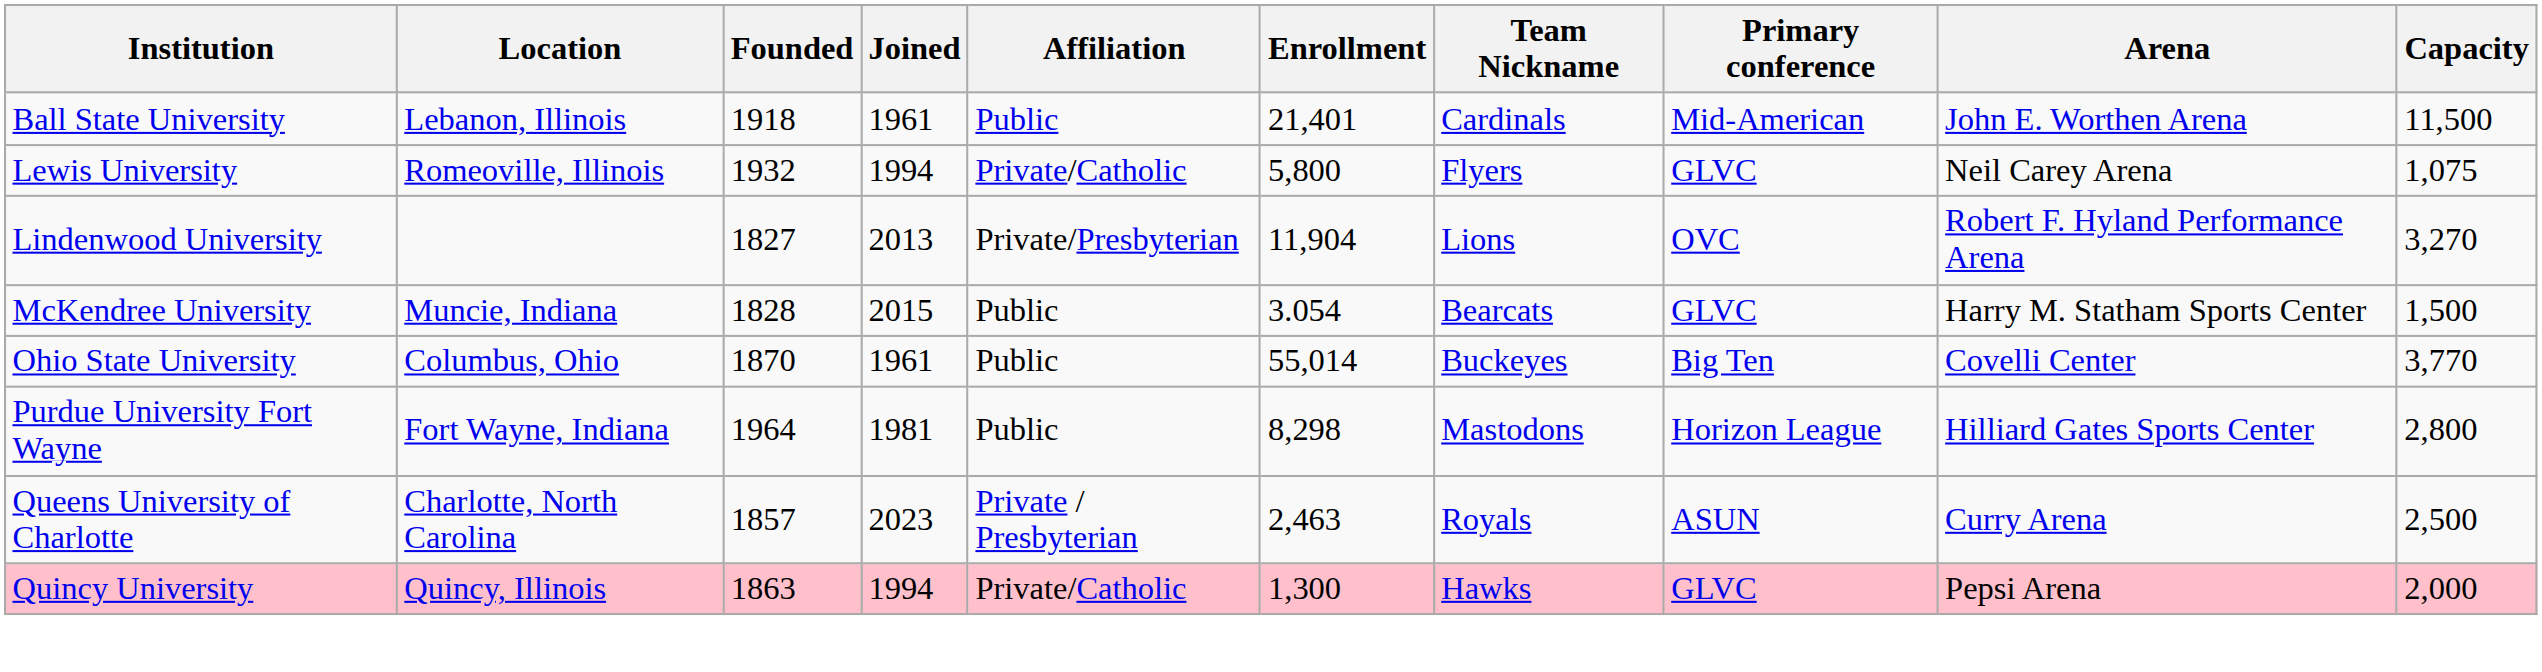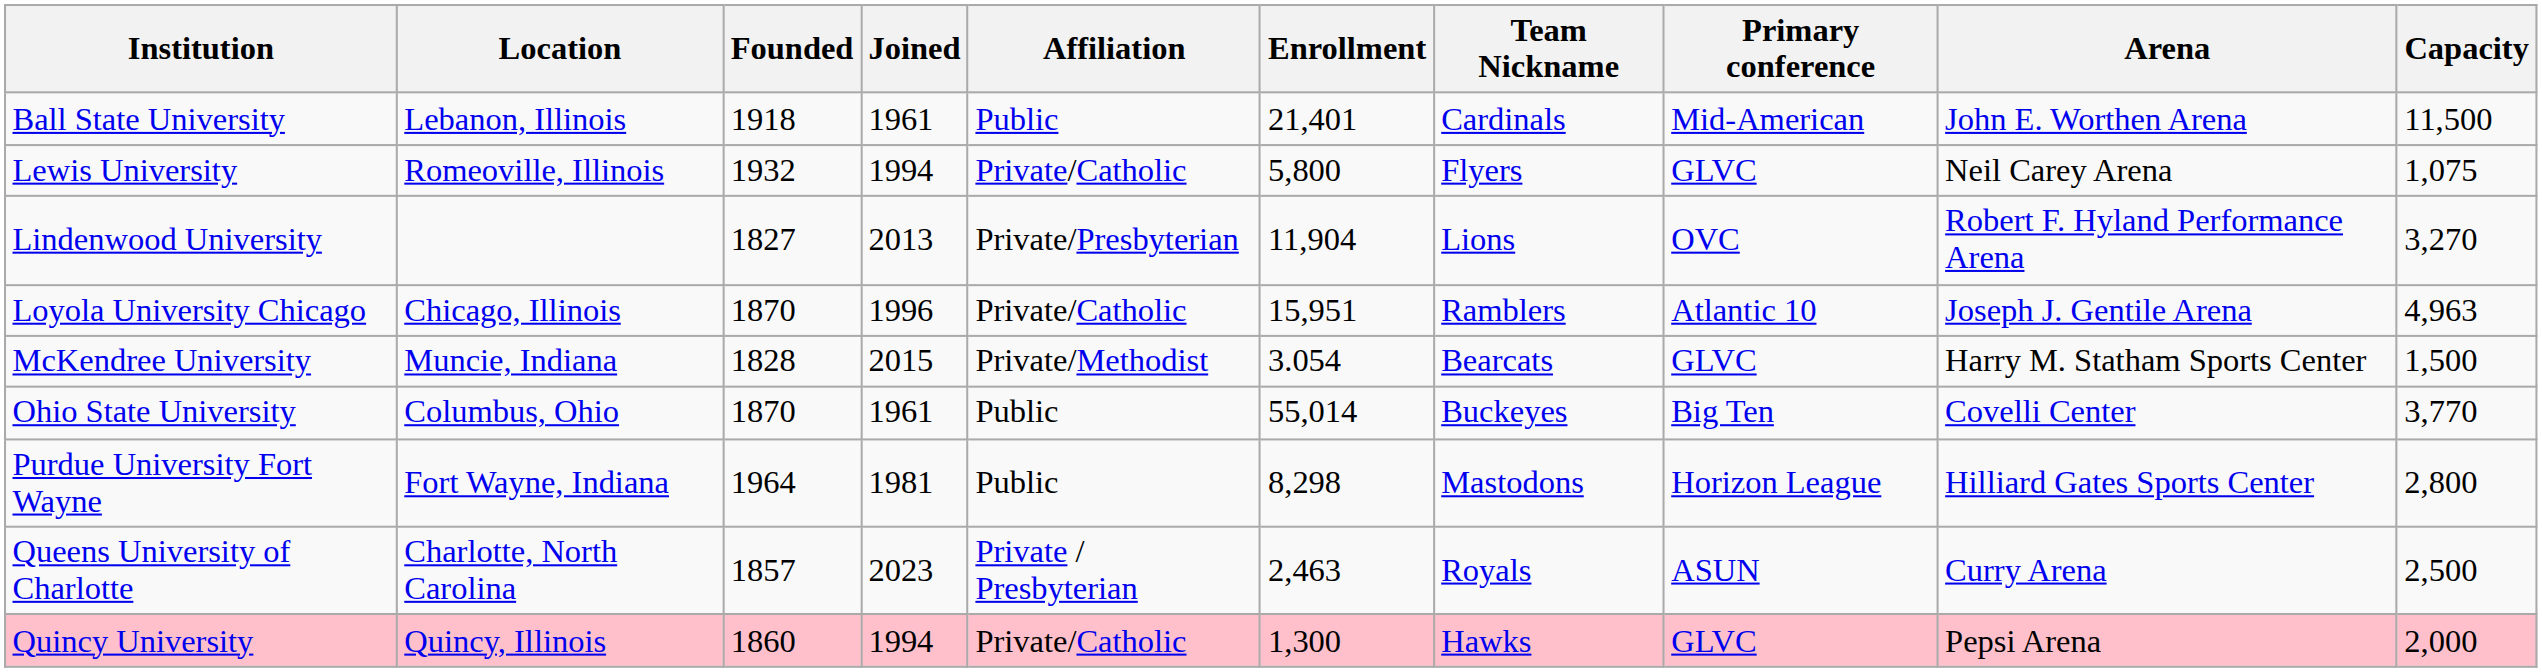+ row: (189, 309)
(1017, 309) Public -> (1092, 360) Private/Methodist
(763, 588) 1863 -> (763, 640) 1860
